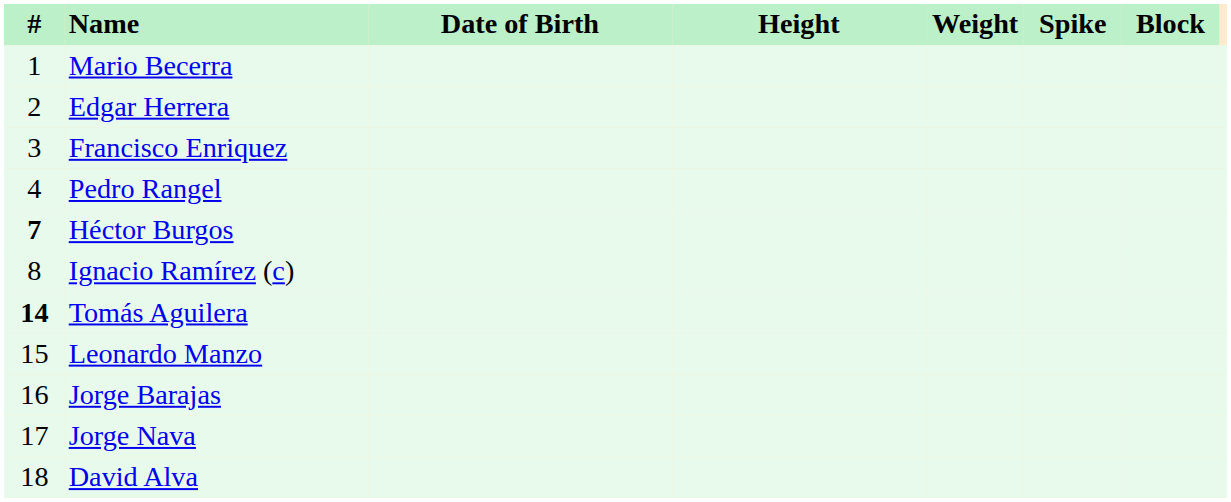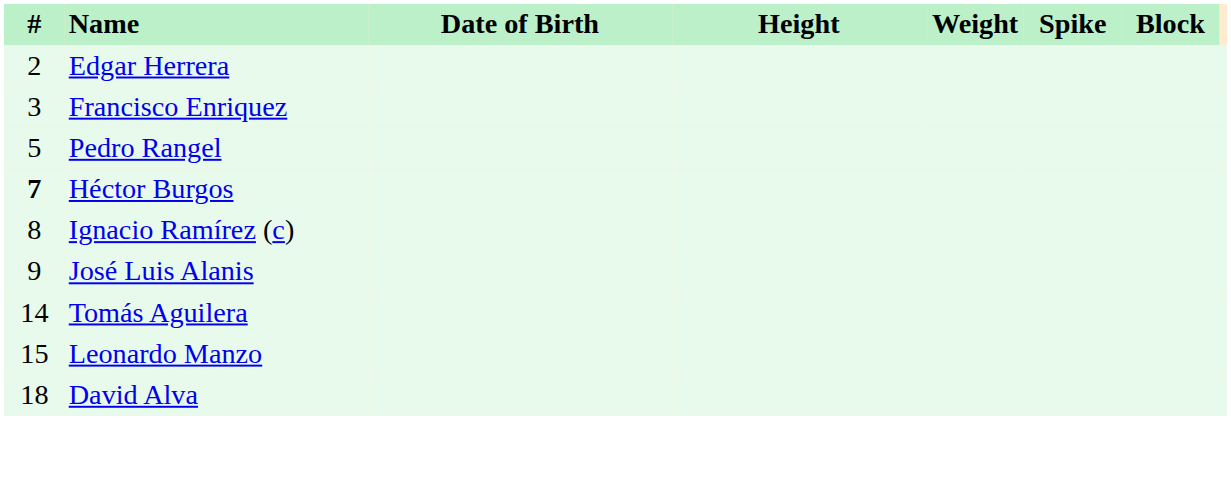- row: (151, 65)
(34, 188) 4 -> (34, 147) 5
+ row: (161, 271)
(34, 312) bold -> (34, 312) normal
- row: (145, 394)
- row: (132, 435)
